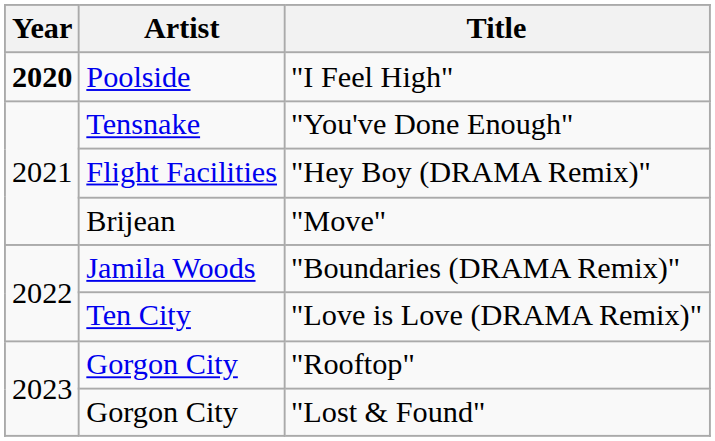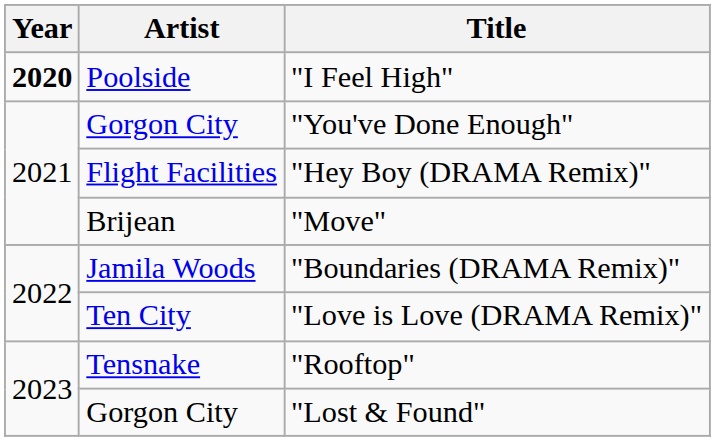(143, 124) Tensnake -> (162, 124) Gorgon City
(162, 364) Gorgon City -> (143, 364) Tensnake
